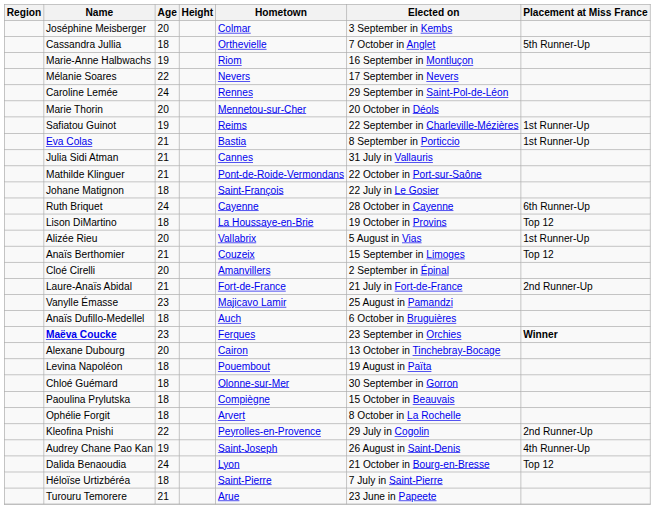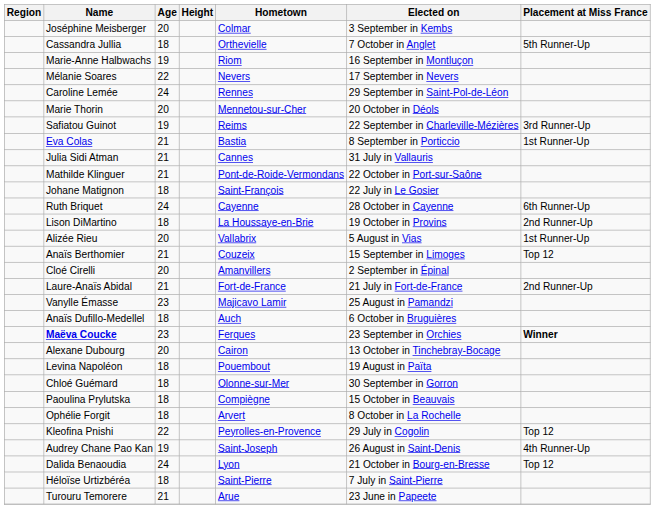(556, 125) 1st Runner-Up -> (557, 125) 3rd Runner-Up
(538, 222) Top 12 -> (558, 222) 2nd Runner-Up
(558, 432) 2nd Runner-Up -> (538, 432) Top 12
